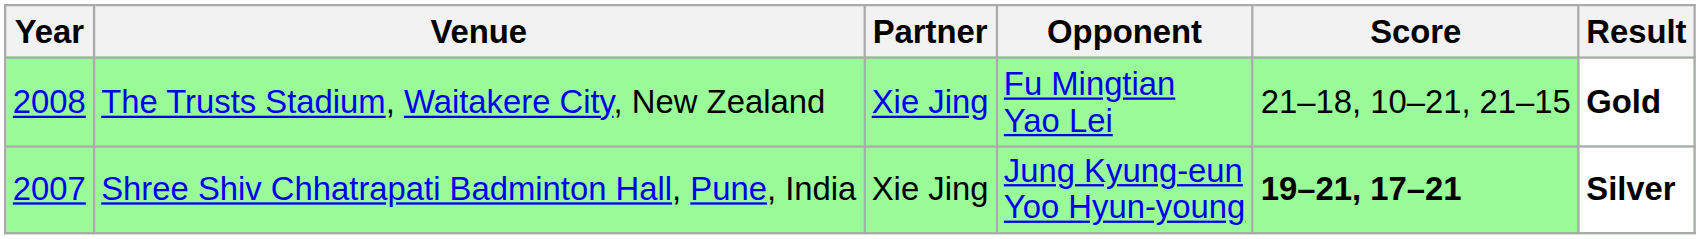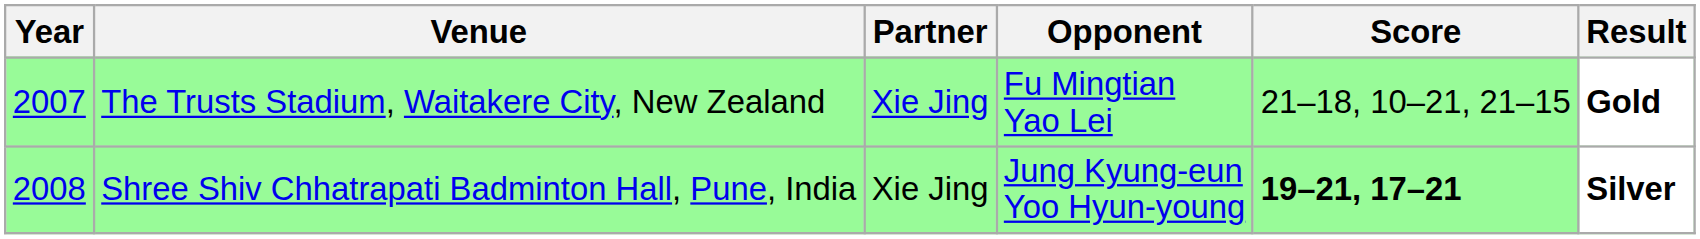(49, 102) 2008 -> (49, 102) 2007
(49, 190) 2007 -> (49, 190) 2008
